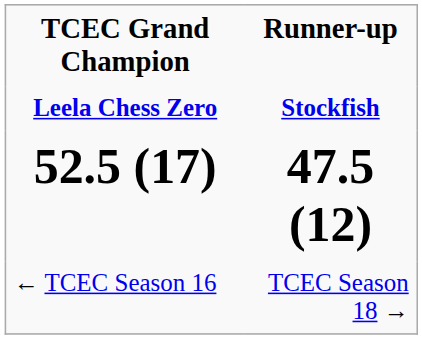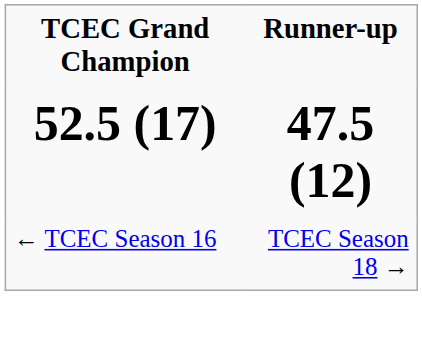- row: (125, 108)
